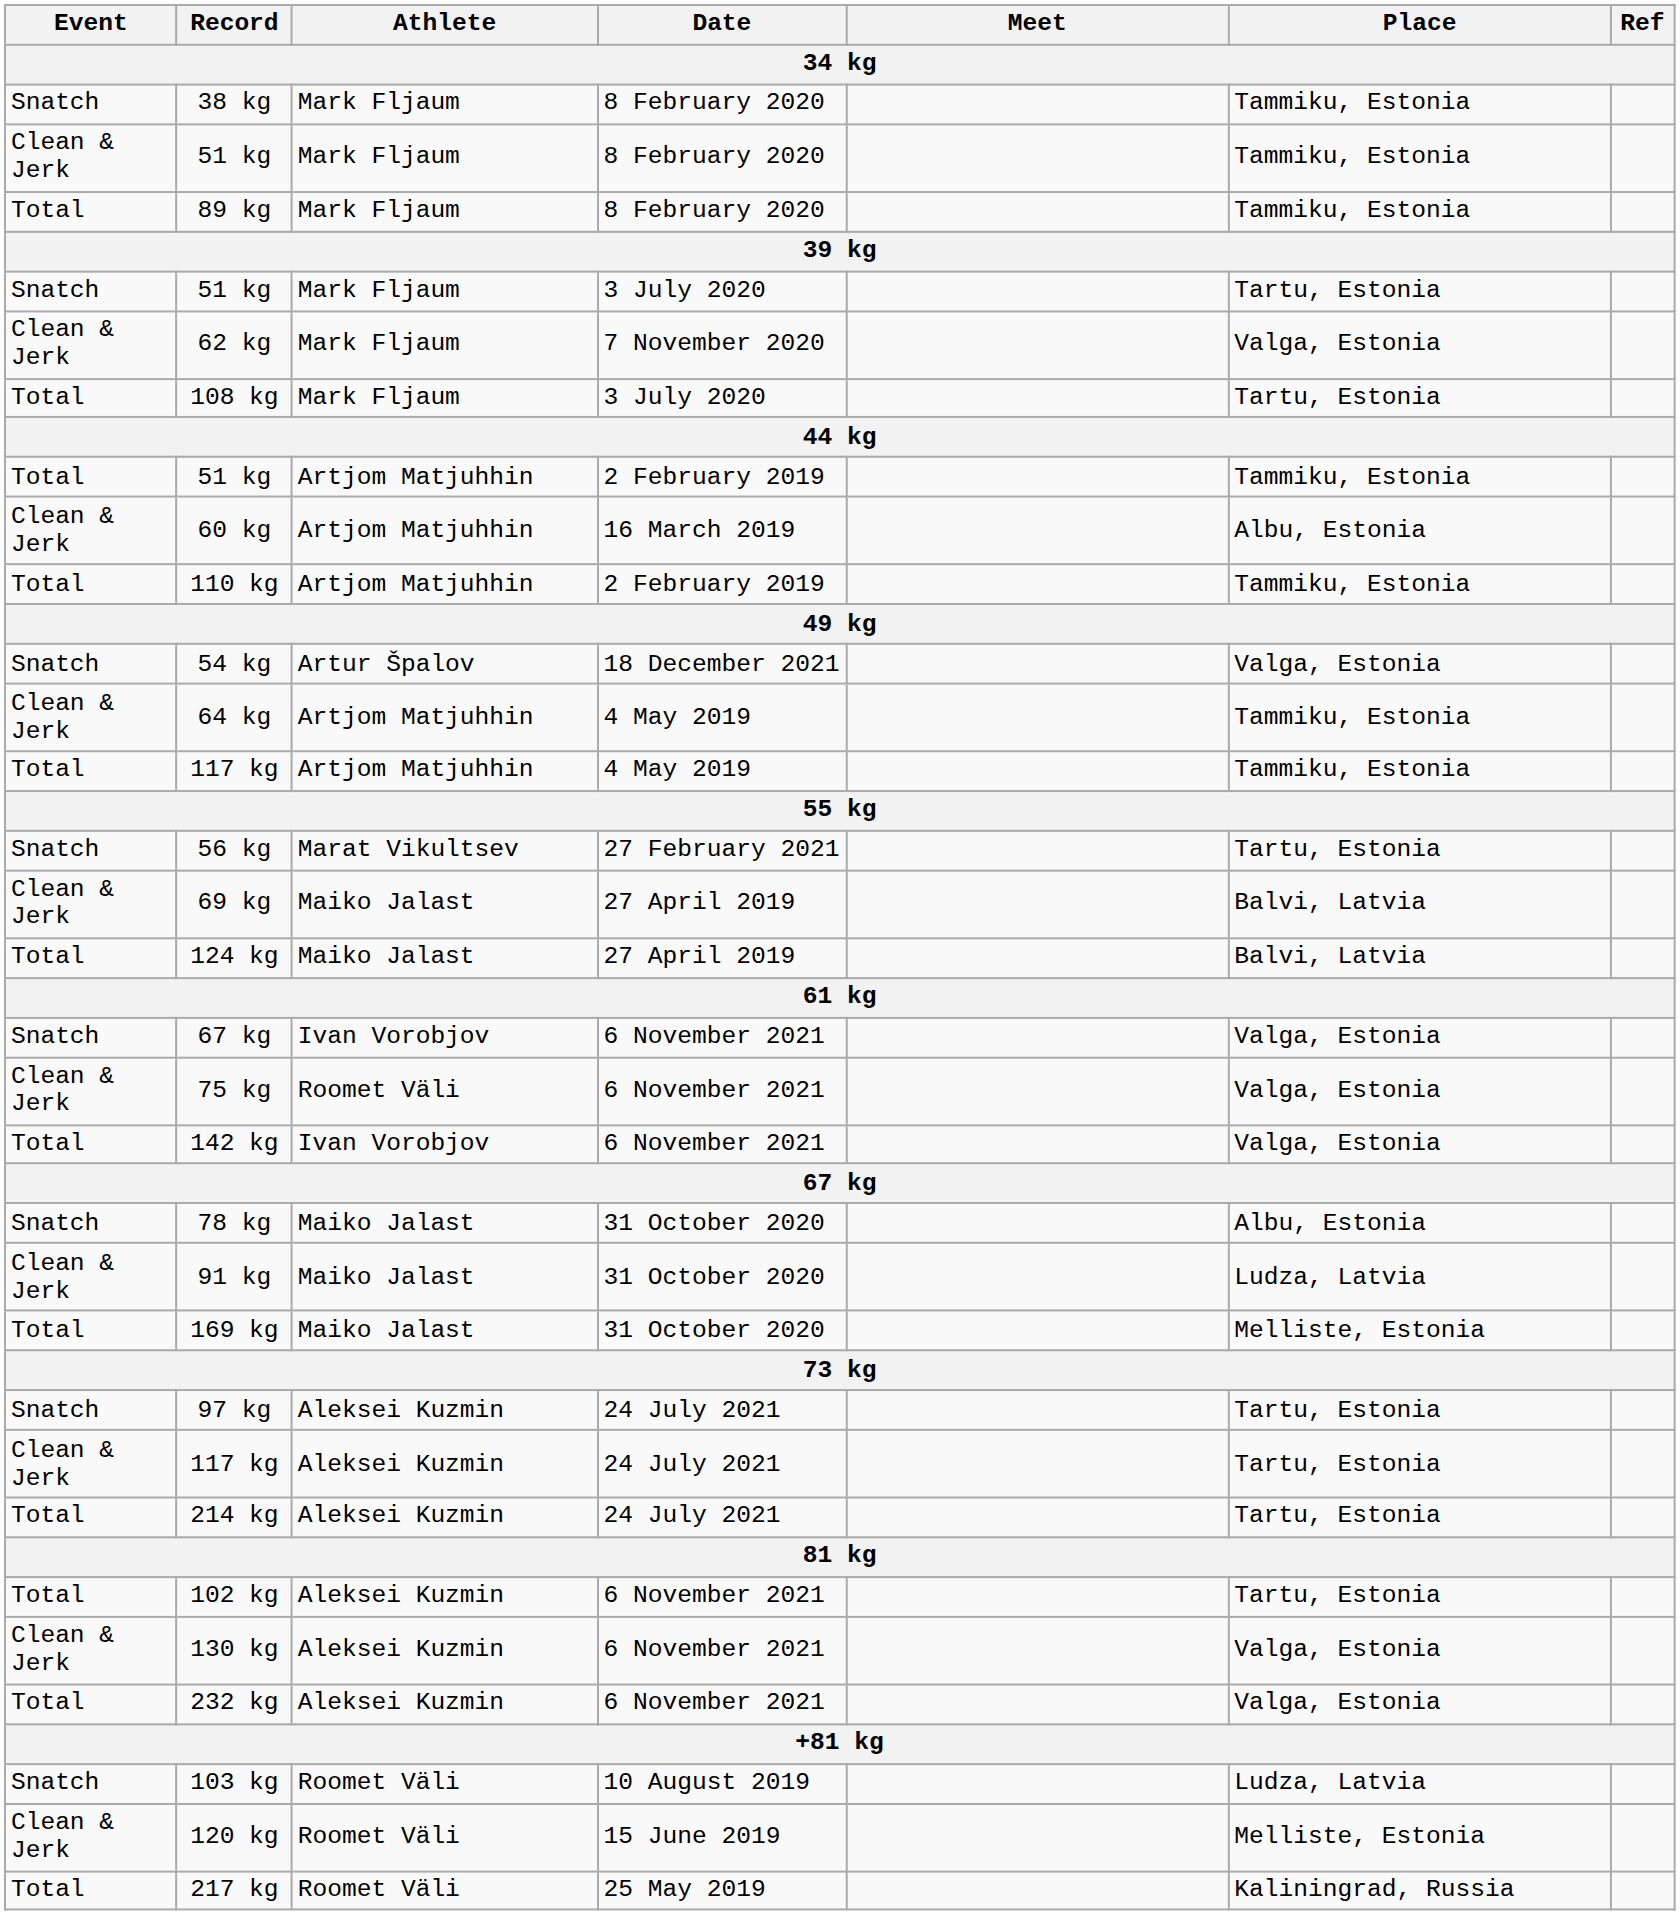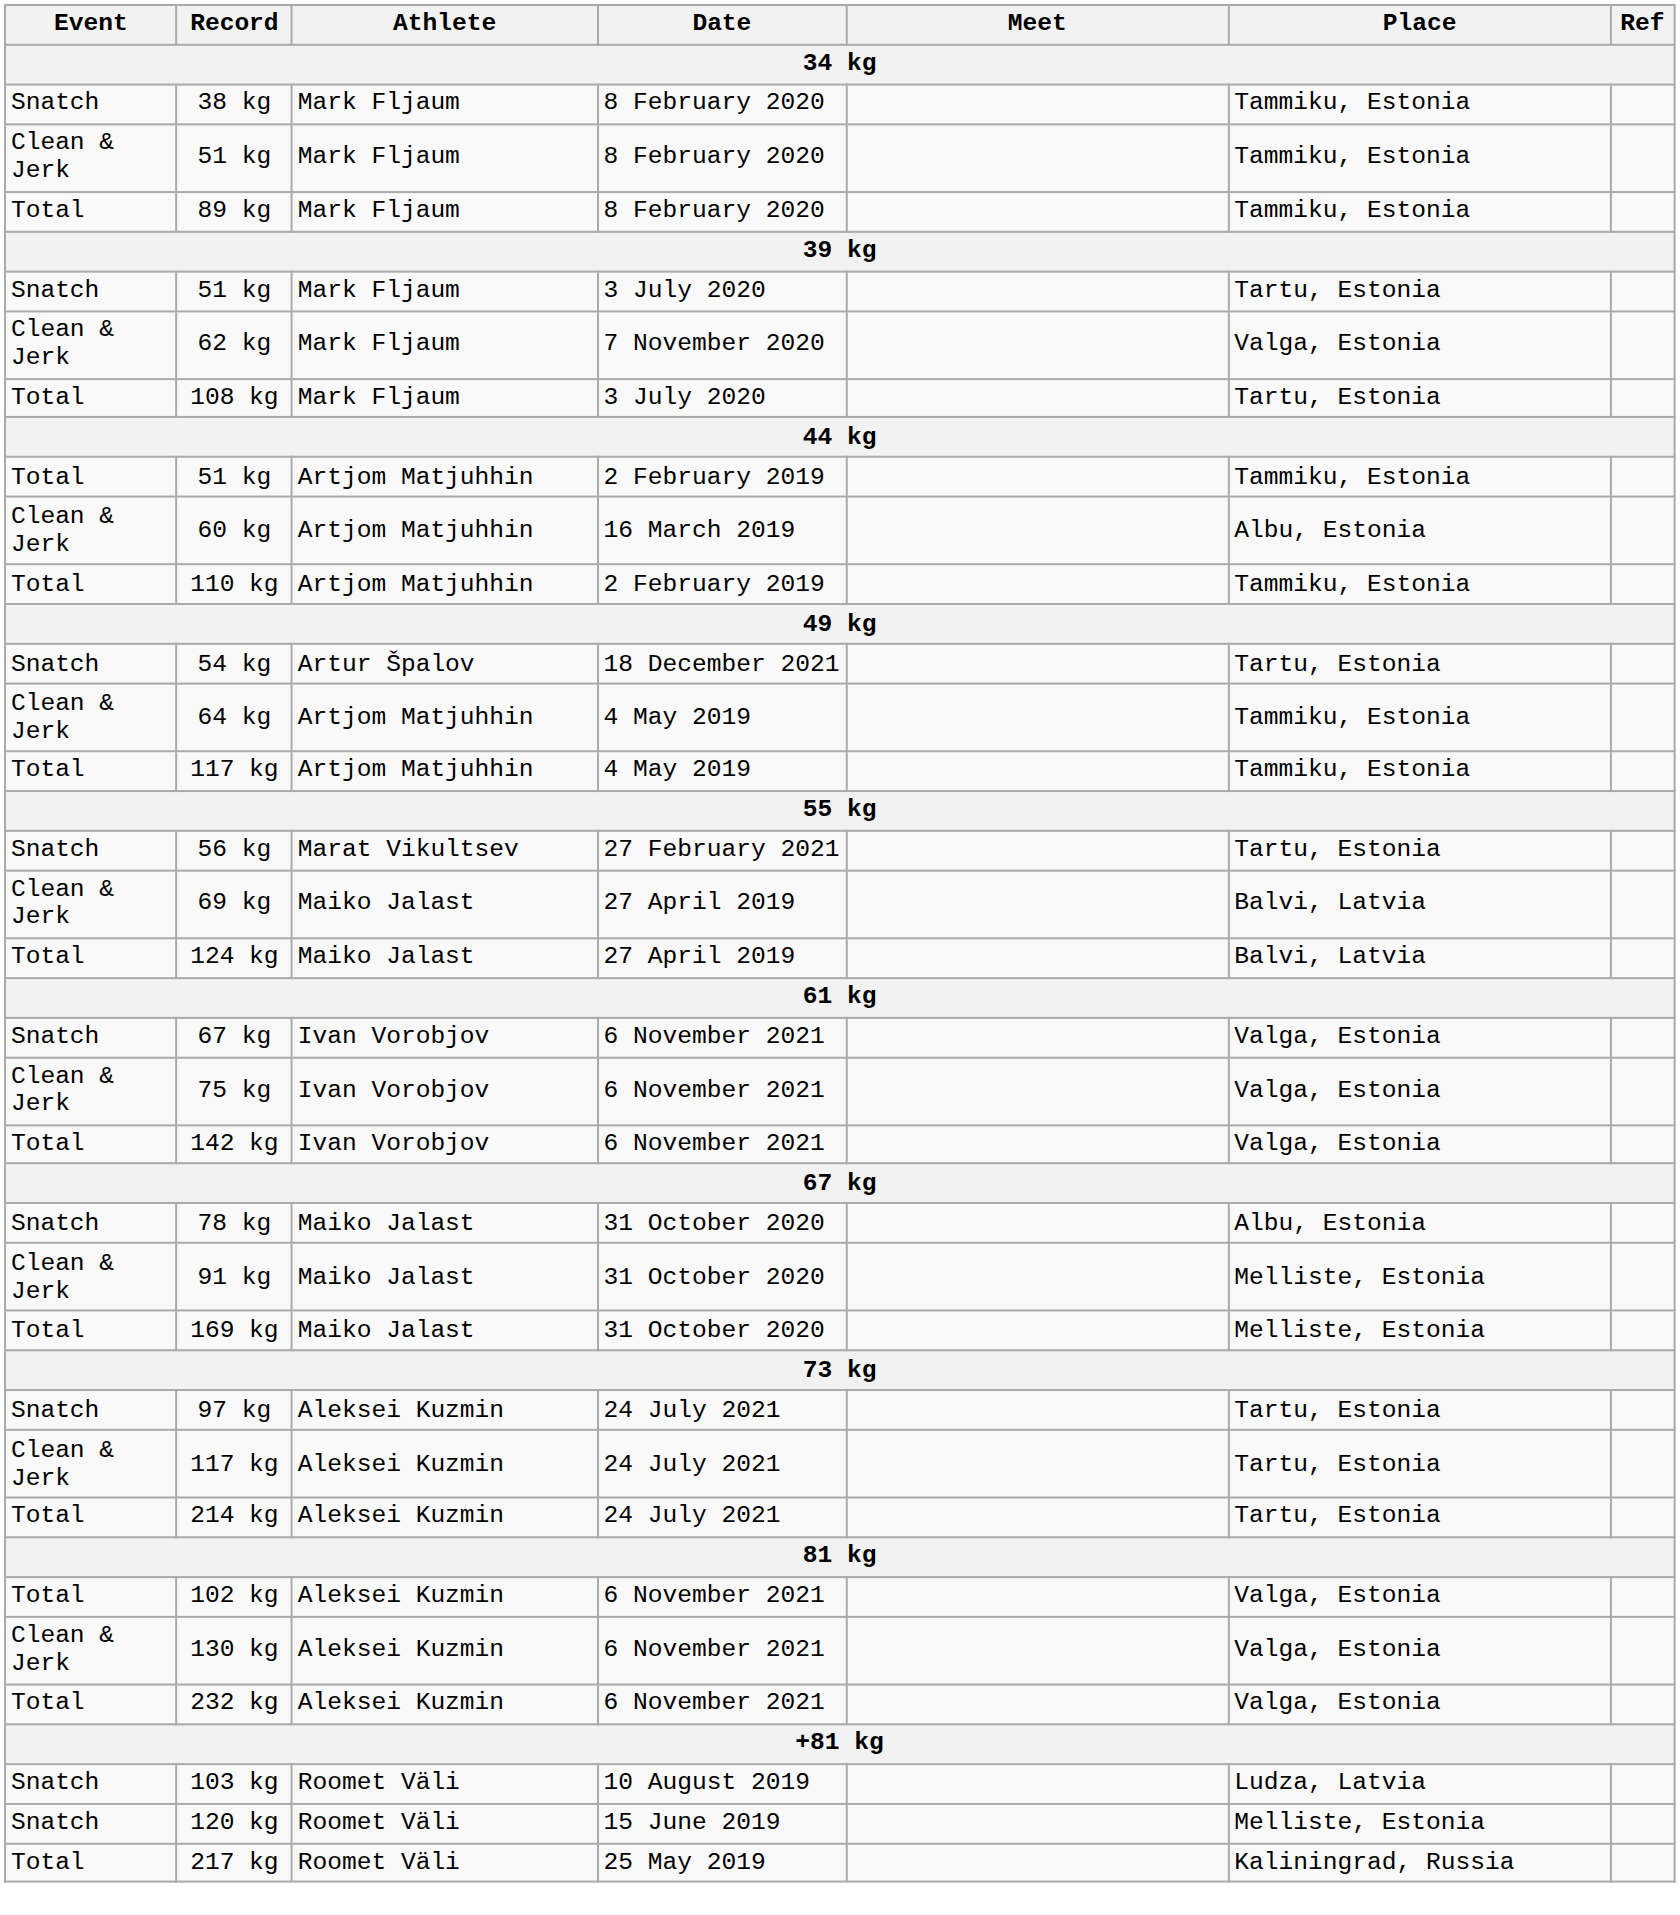(1338, 664) Valga, Estonia -> (1338, 664) Tartu, Estonia
(379, 1091) Roomet Väli -> (394, 1091) Ivan Vorobjov
(1330, 1278) Ludza, Latvia -> (1360, 1278) Melliste, Estonia
(1338, 1597) Tartu, Estonia -> (1338, 1597) Valga, Estonia
(63, 1837) Clean & Jerk -> (55, 1823) Snatch
